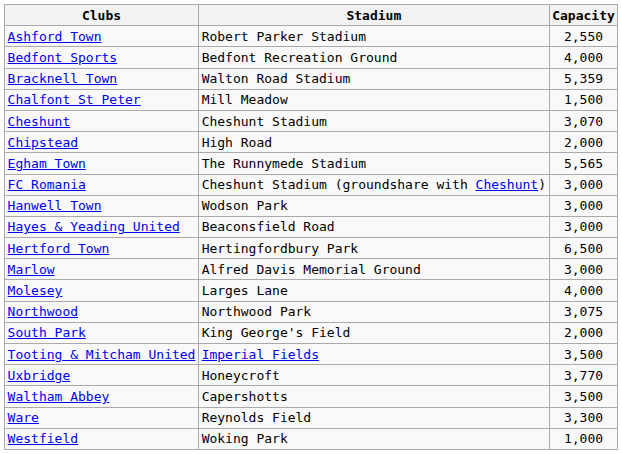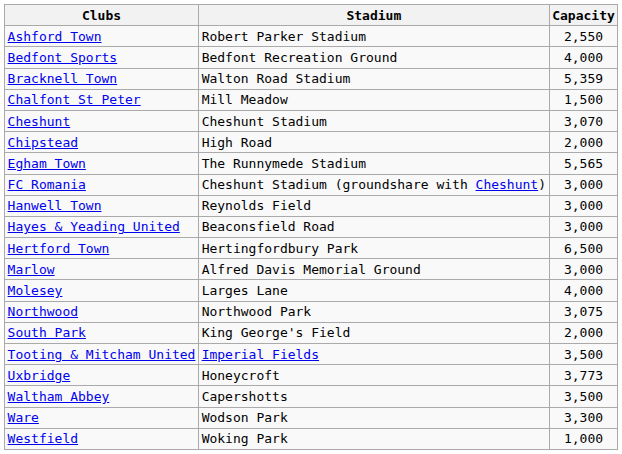(245, 206) Wodson Park -> (256, 206) Reynolds Field
(584, 375) 3,770 -> (584, 375) 3,773
(256, 418) Reynolds Field -> (245, 418) Wodson Park
